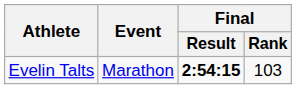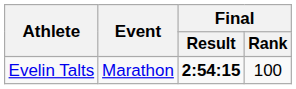(268, 71) 103 -> (268, 71) 100
